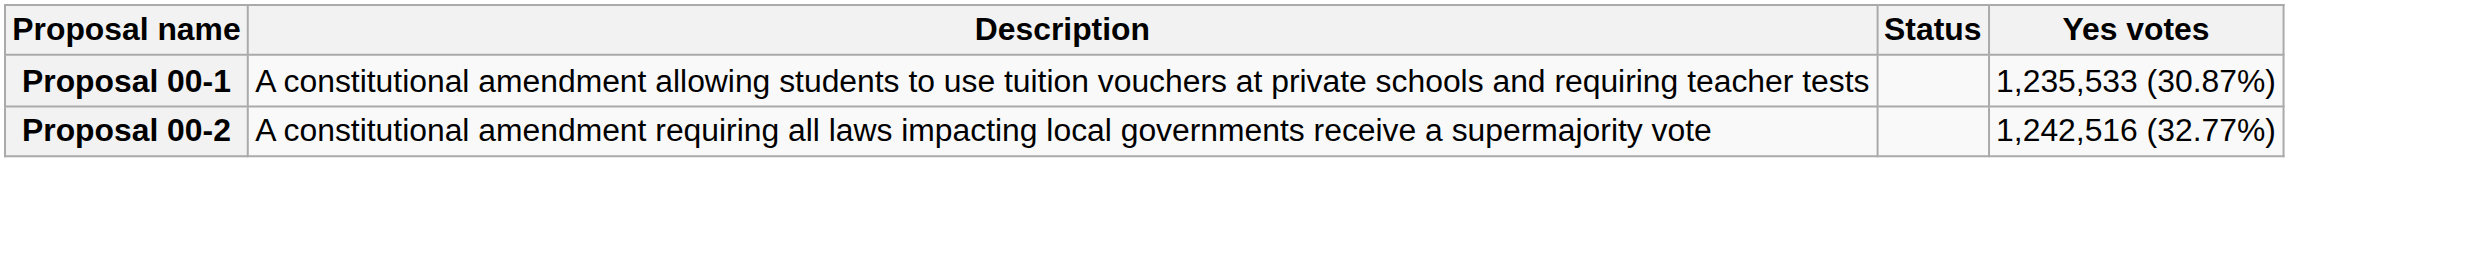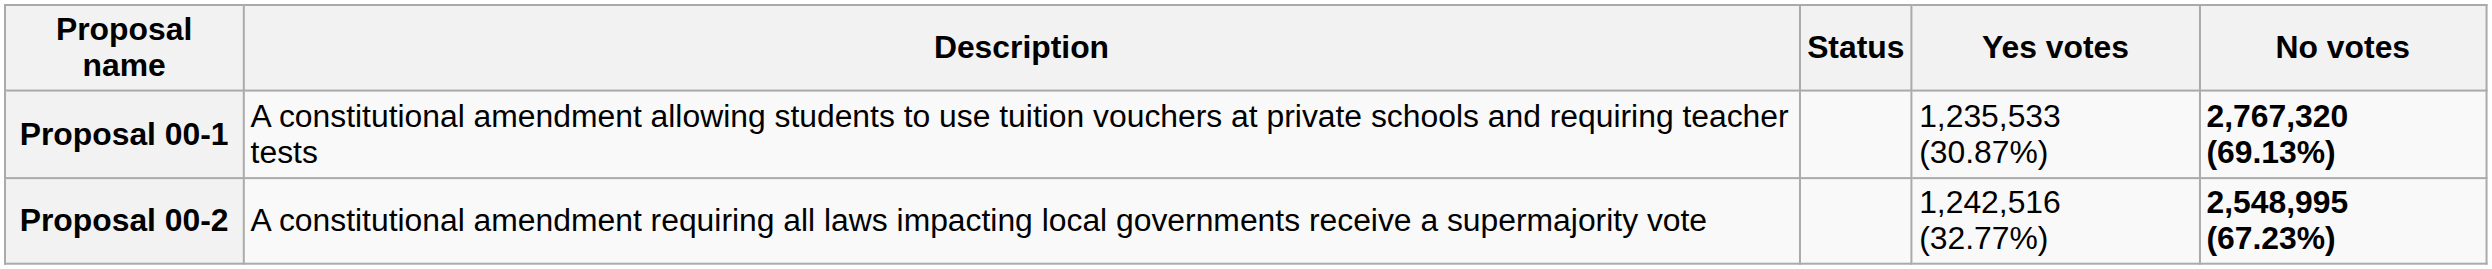+ column: (2343, 47)
